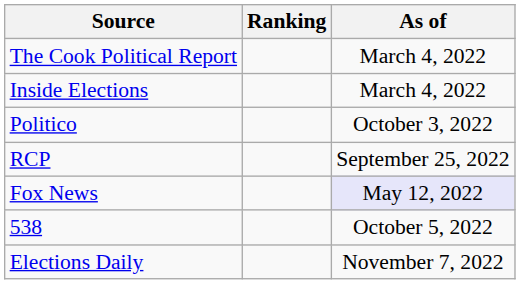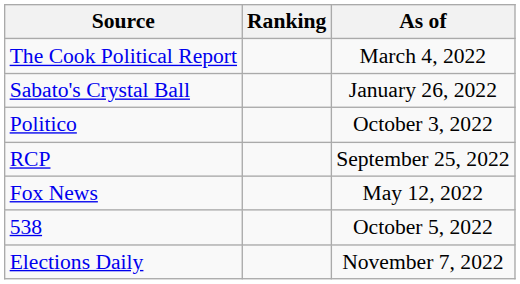- row: (79, 90)
+ row: (100, 90)
(423, 192) lavender background -> (423, 192) no background
